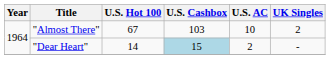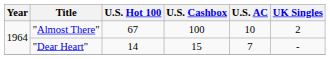(197, 29) 103 -> (197, 29) 100
(197, 46) lightblue background -> (197, 46) no background
(250, 46) 2 -> (250, 46) 7
